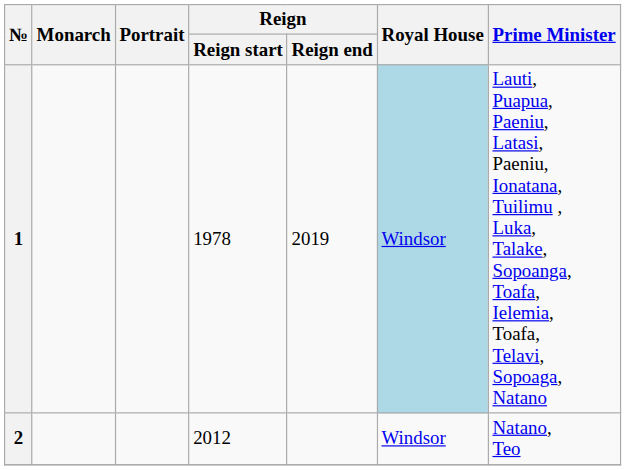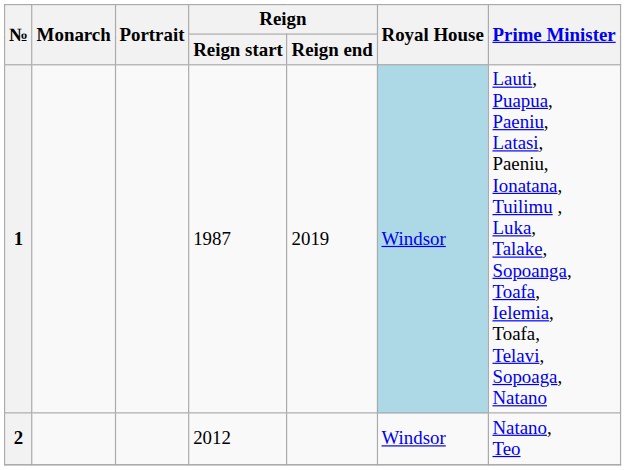(212, 238) 1978 -> (212, 238) 1987
